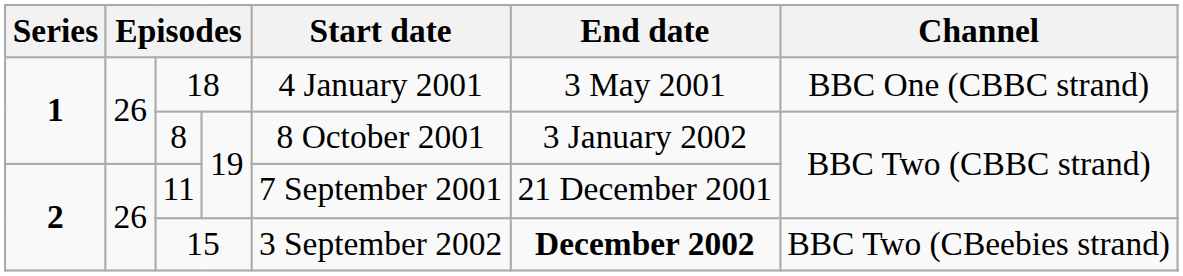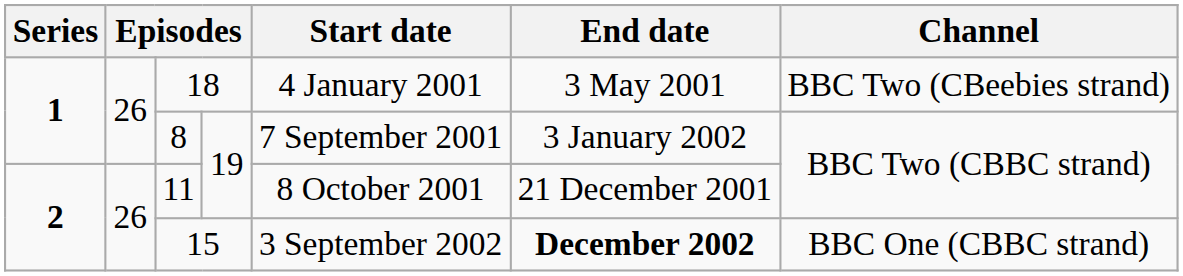(979, 84) BBC One (CBBC strand) -> (979, 84) BBC Two (CBeebies strand)
(381, 137) 8 October 2001 -> (381, 137) 7 September 2001
(381, 190) 7 September 2001 -> (381, 190) 8 October 2001
(979, 243) BBC Two (CBeebies strand) -> (979, 243) BBC One (CBBC strand)
